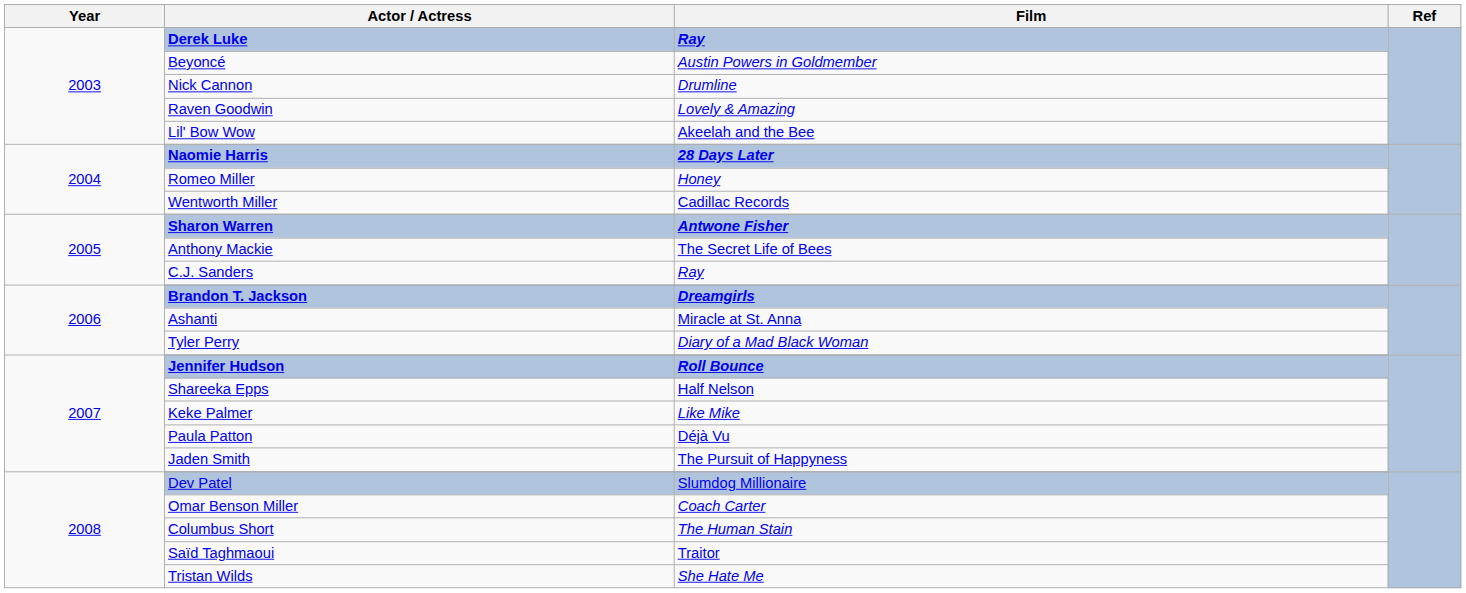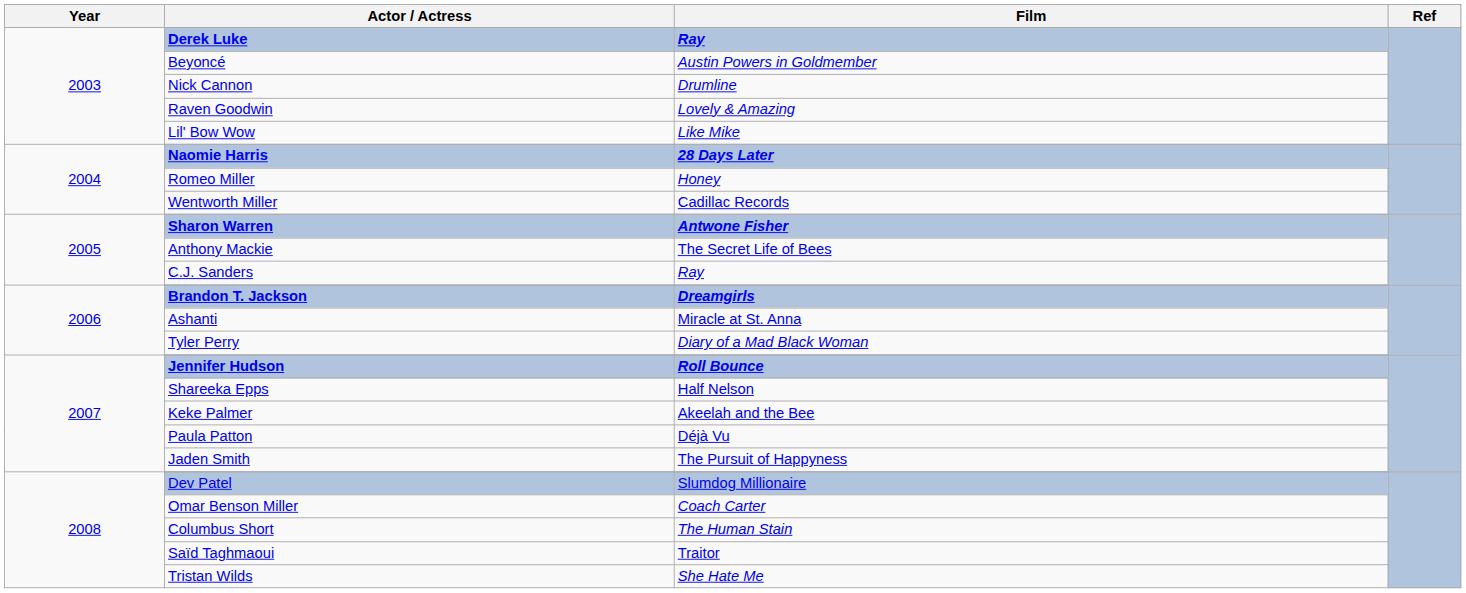(746, 132) Akeelah and the Bee -> (709, 132) Like Mike
(709, 413) Like Mike -> (746, 413) Akeelah and the Bee
